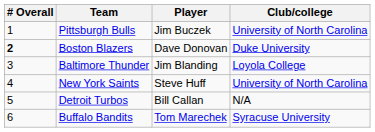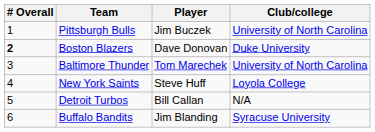(186, 65) Jim Blanding -> (191, 65) Tom Marechek
(269, 65) Loyola College -> (300, 65) University of North Carolina
(300, 83) University of North Carolina -> (269, 83) Loyola College
(191, 118) Tom Marechek -> (186, 118) Jim Blanding
